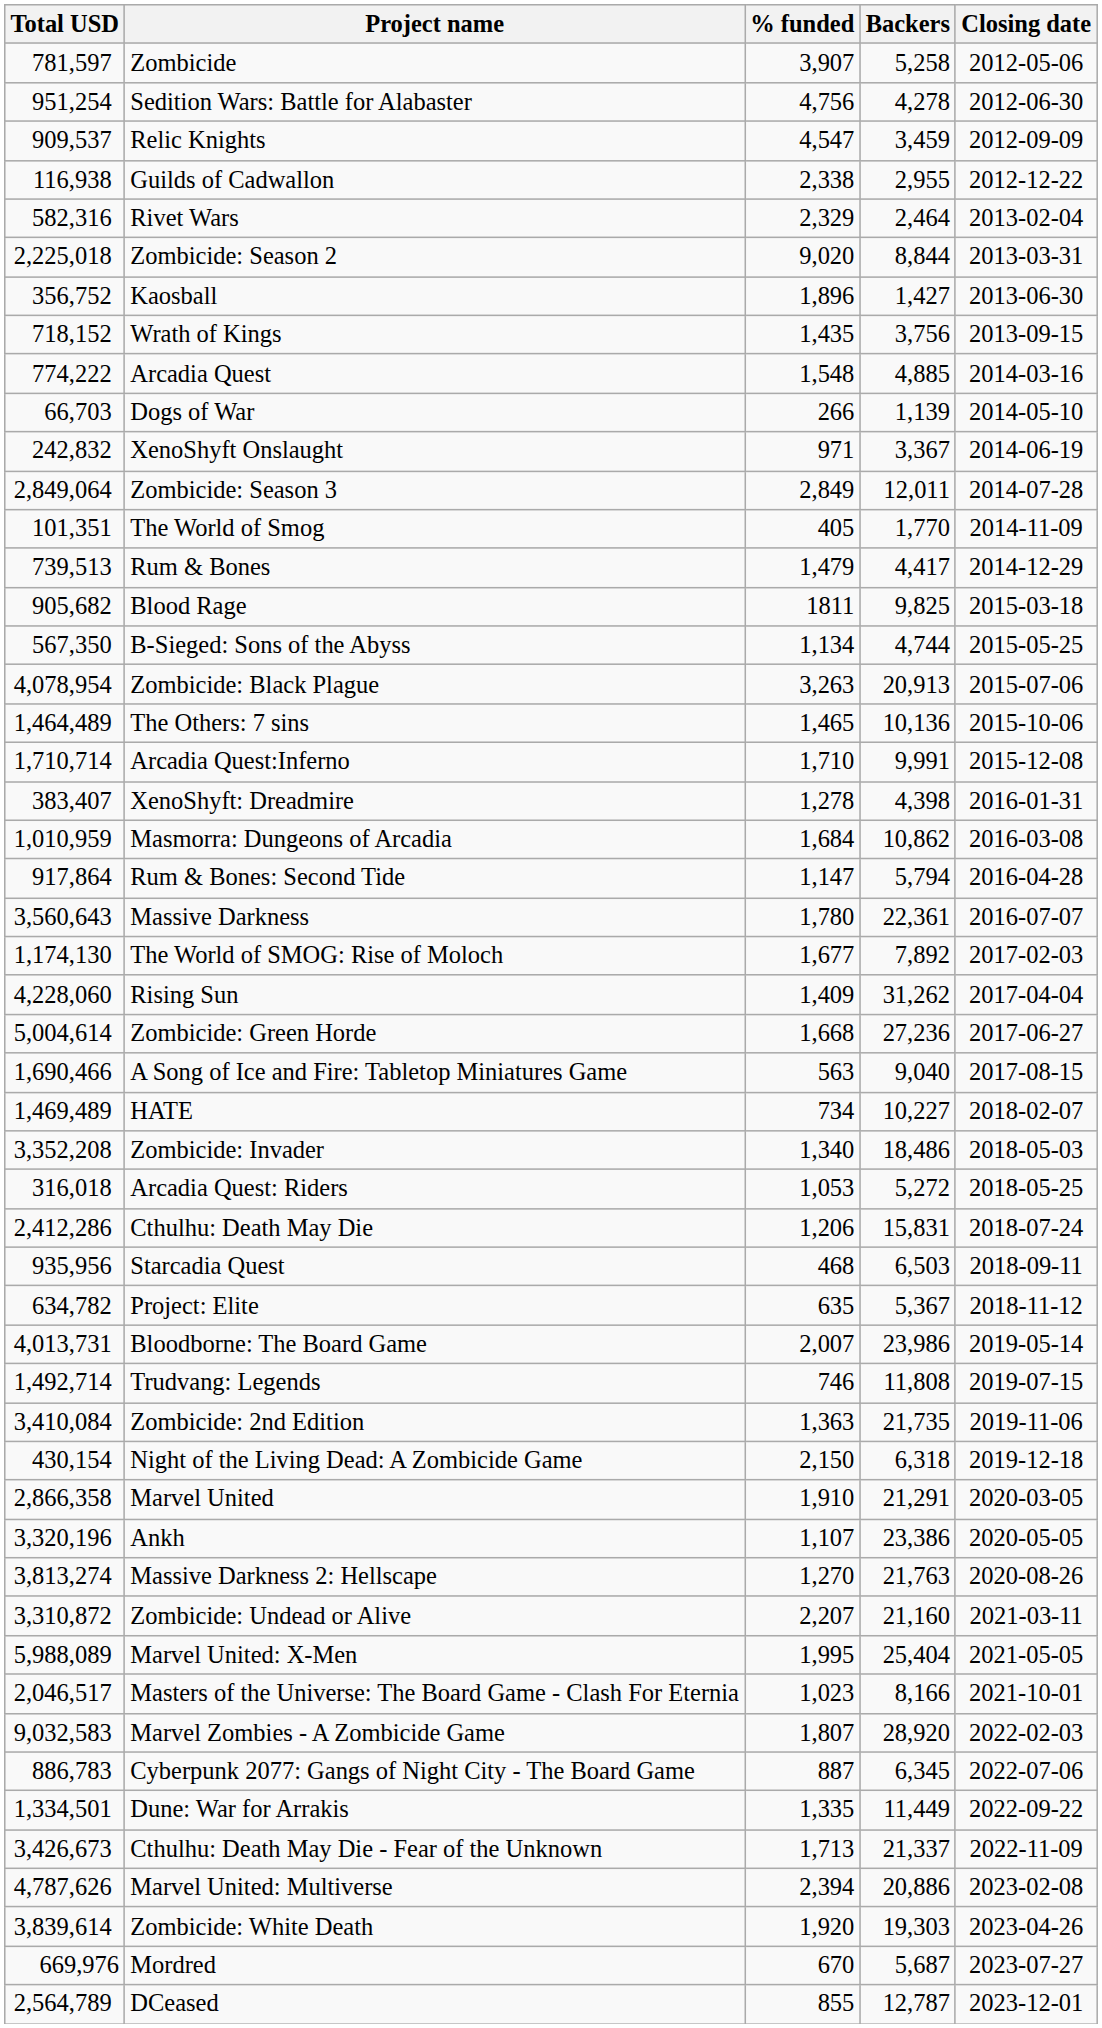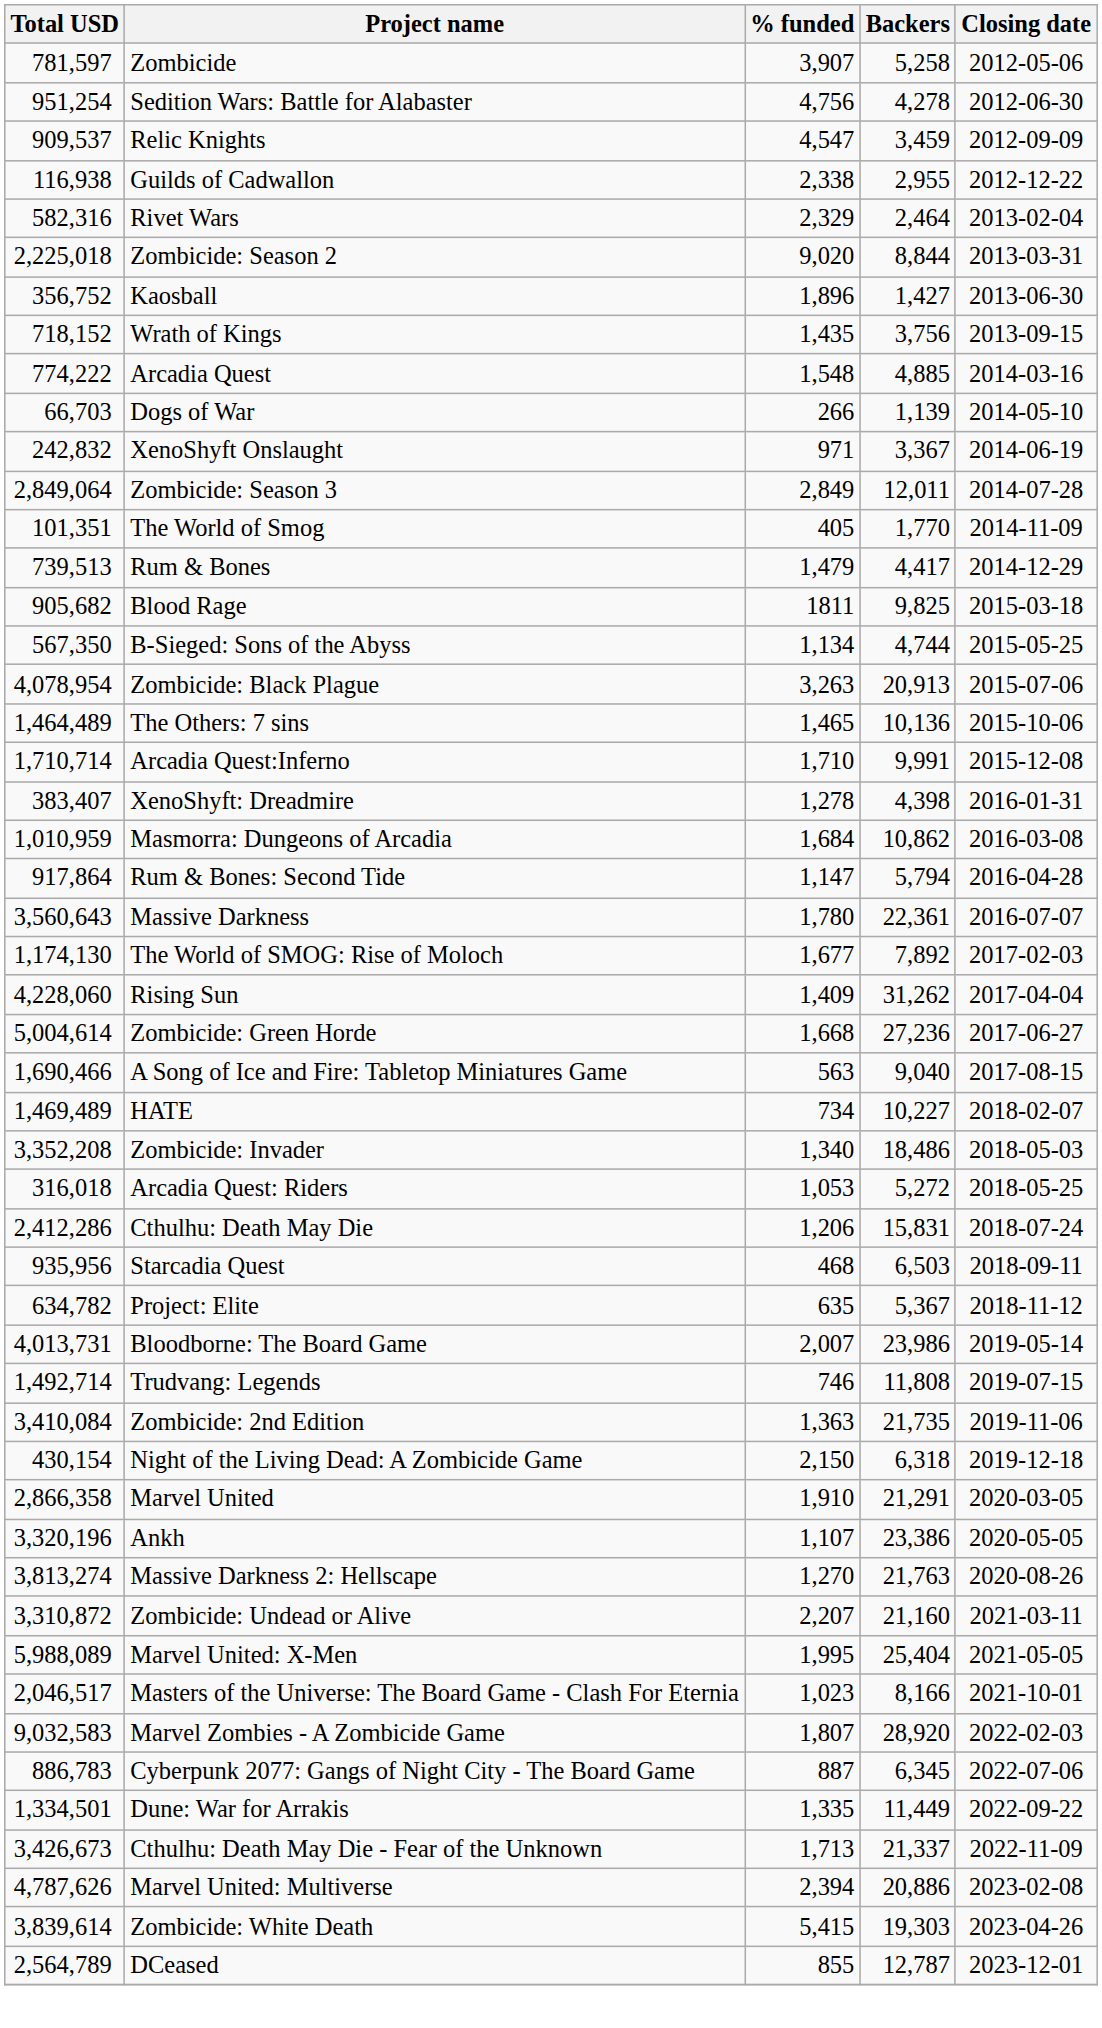(827, 1926) 1,920 -> (827, 1926) 5,415
- row: (173, 1965)
